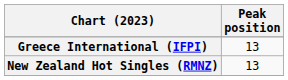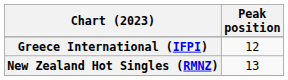(252, 47) 13 -> (252, 47) 12
